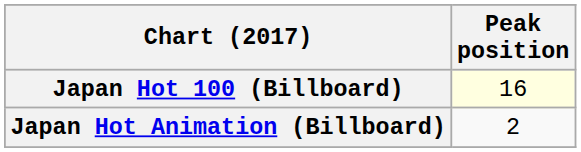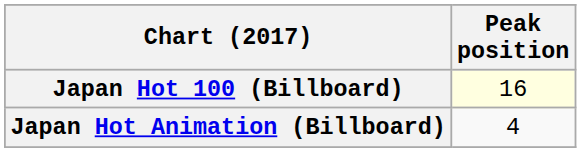(513, 127) 2 -> (513, 127) 4
